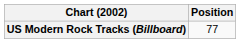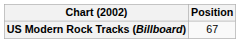(212, 30) 77 -> (212, 30) 67
